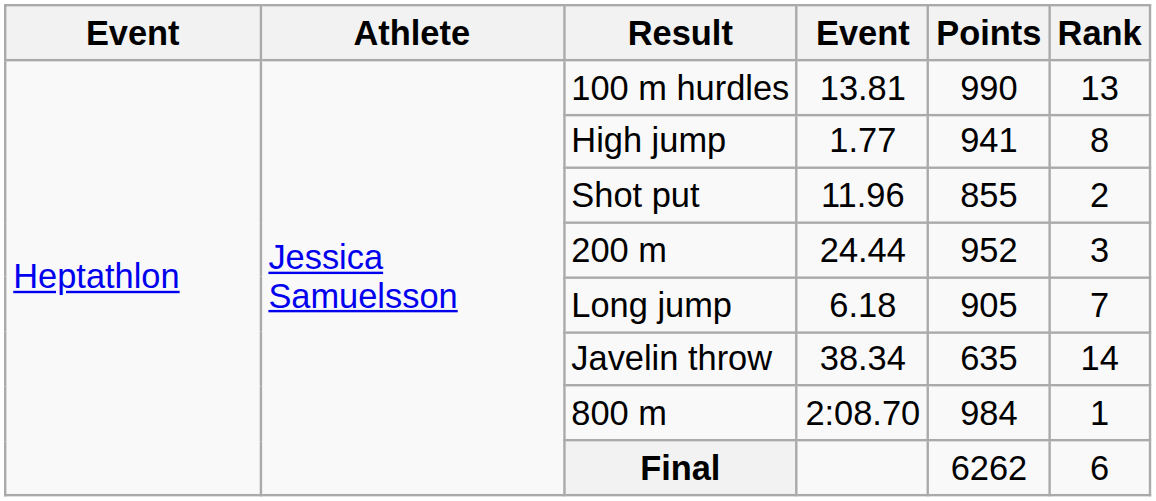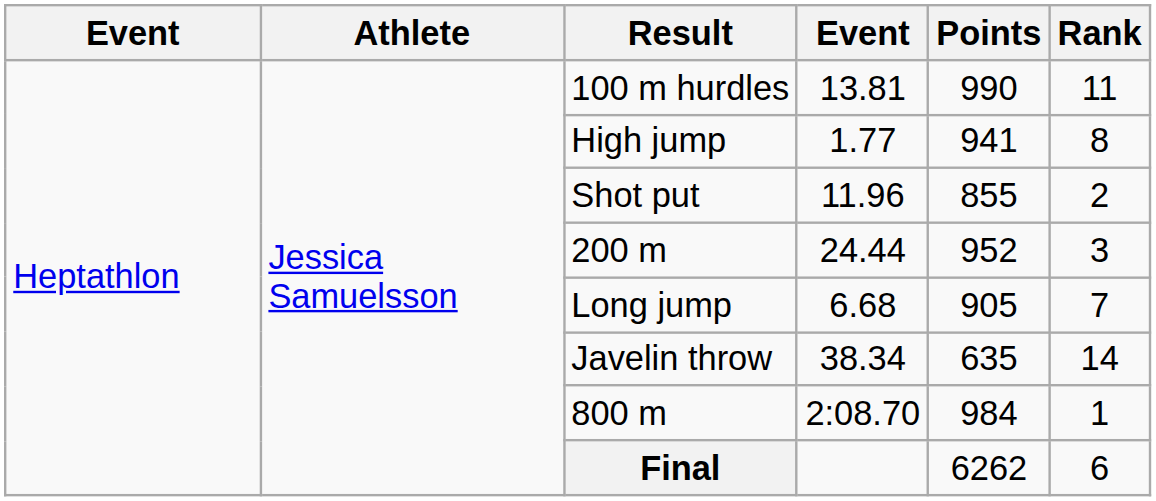(1100, 87) 13 -> (1100, 87) 11
(863, 305) 6.18 -> (863, 305) 6.68
